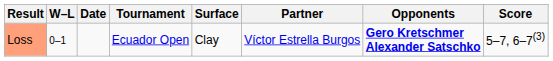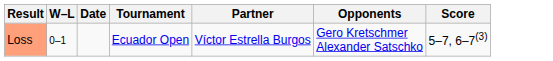- column: (217, 14)
(423, 39) bold -> (370, 39) normal
